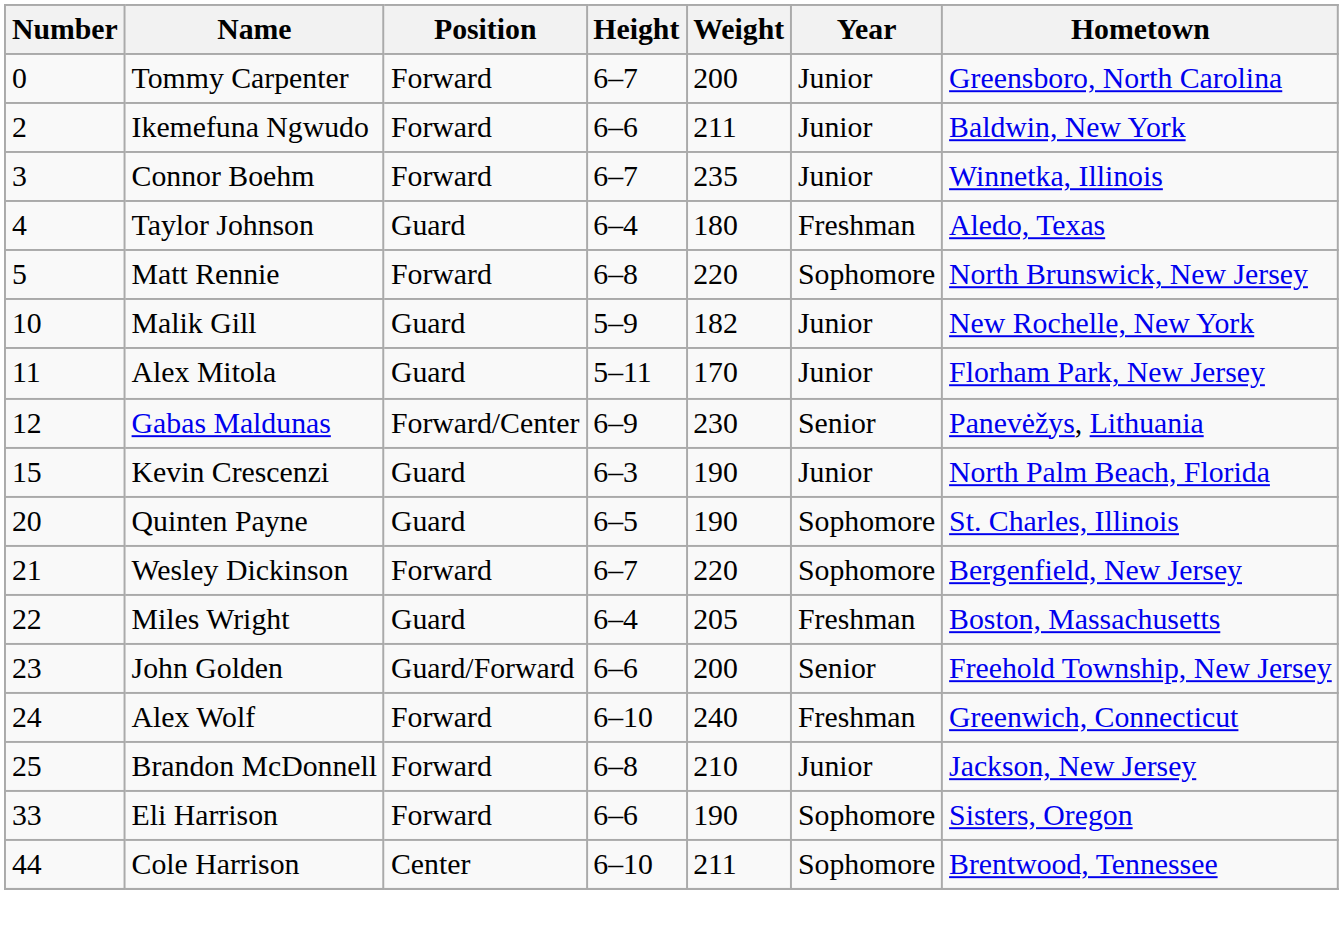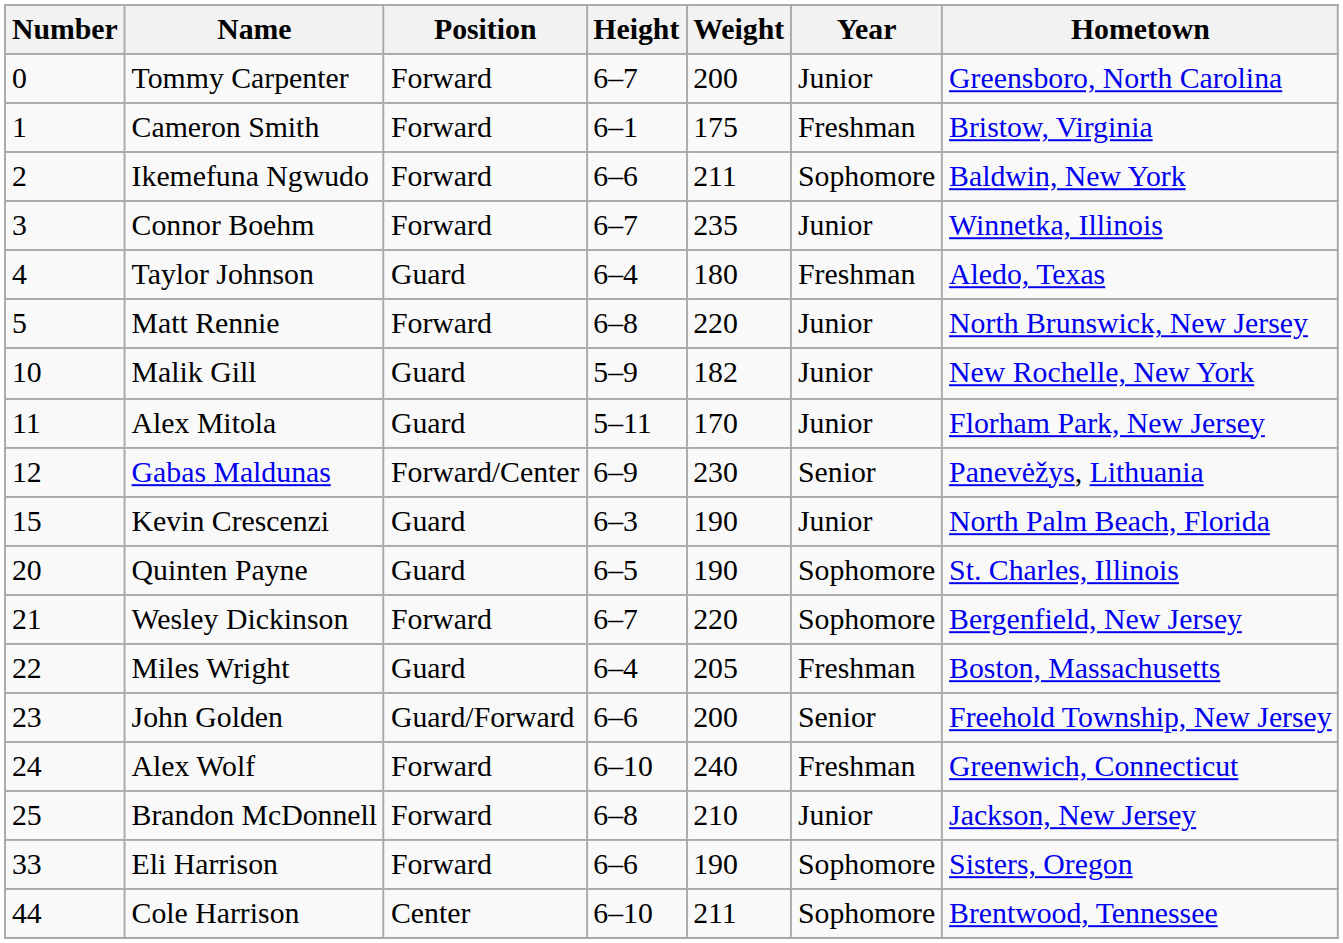+ row: (225, 127)
(835, 127) Junior -> (867, 176) Sophomore
(867, 274) Sophomore -> (835, 323) Junior
